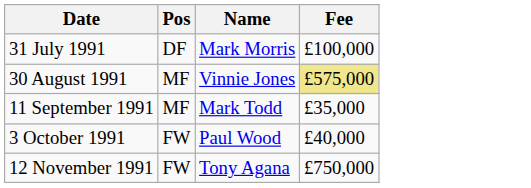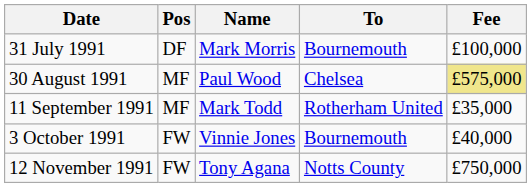+ column: (373, 19)
(247, 78) Vinnie Jones -> (240, 78) Paul Wood
(240, 138) Paul Wood -> (247, 138) Vinnie Jones
